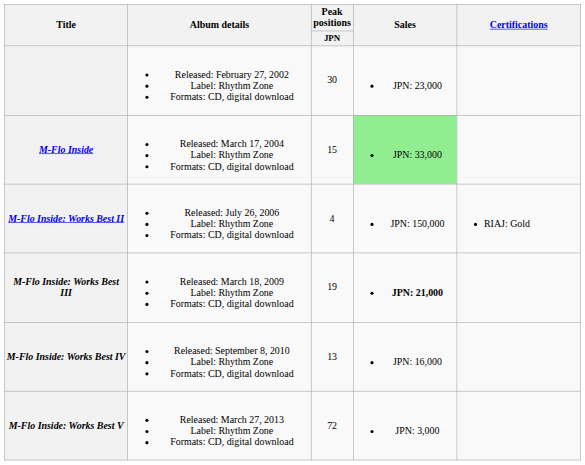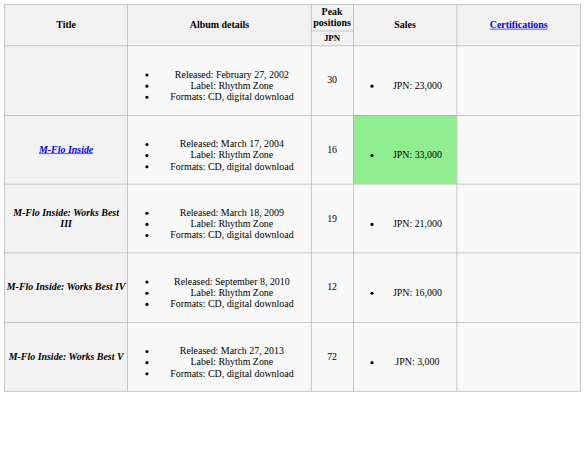(332, 149) 15 -> (332, 149) 16
- row: (66, 218)
(405, 293) bold -> (405, 224) normal
(332, 356) 13 -> (332, 287) 12
